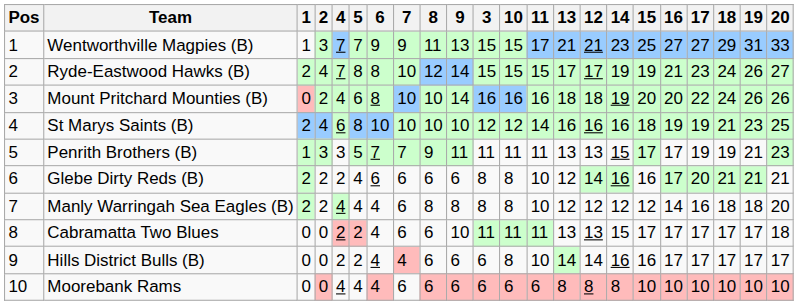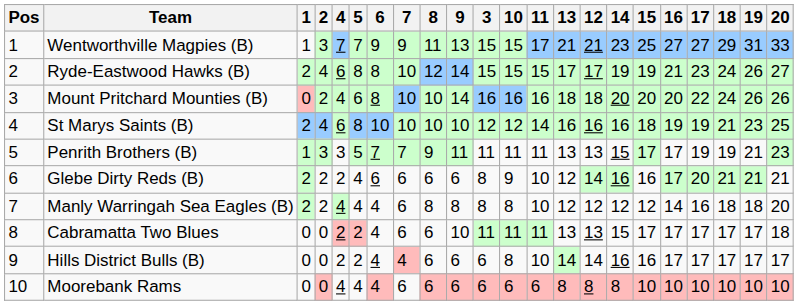(341, 71) 7 -> (341, 71) 6
(620, 98) 19 -> (620, 98) 20
(509, 179) 8 -> (509, 179) 9
